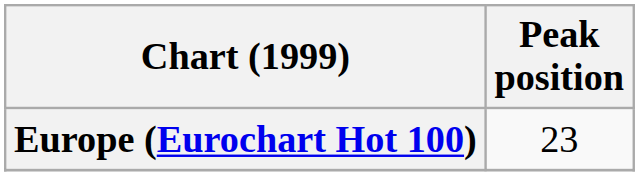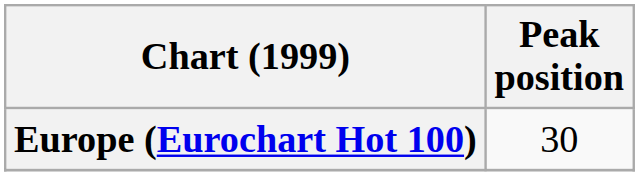(559, 138) 23 -> (559, 138) 30
